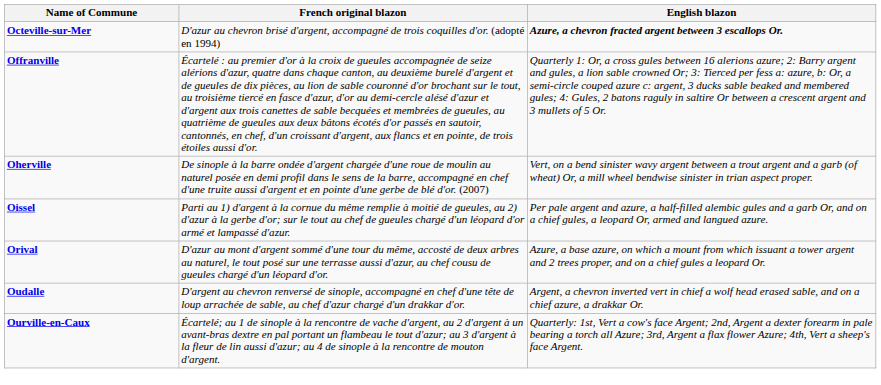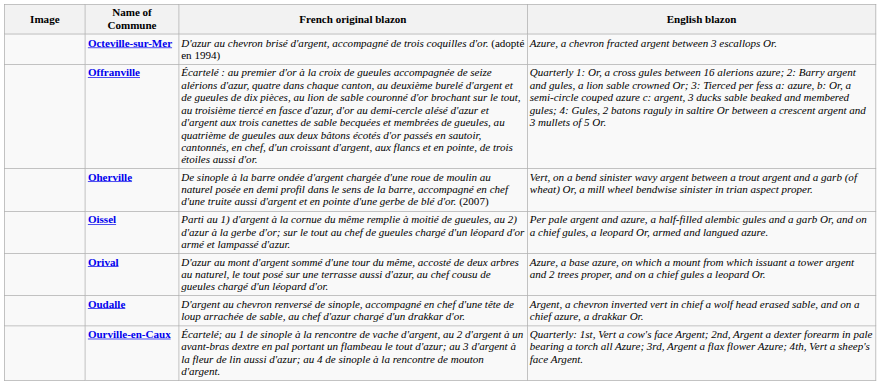+ column: (45, 19)
(656, 30) bold -> (653, 43) normal
